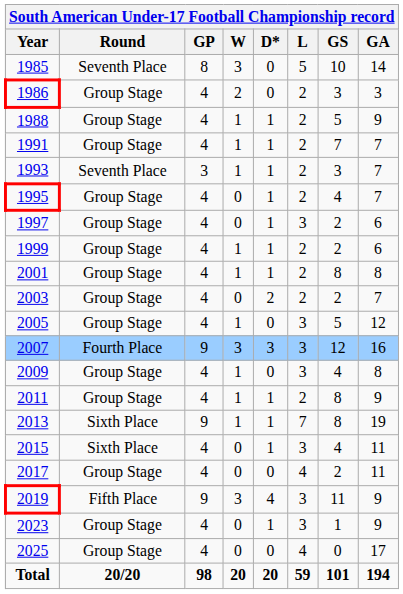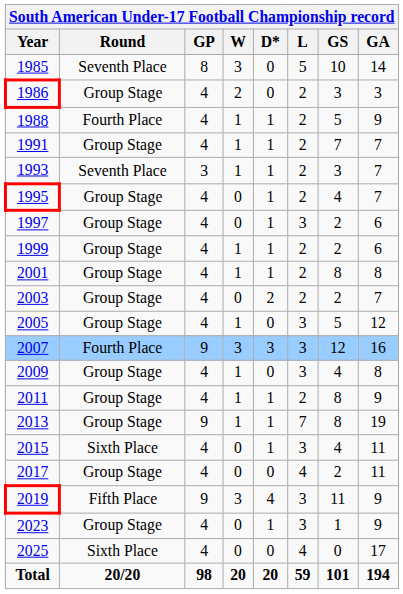(122, 119) Group Stage -> (122, 119) Fourth Place
(122, 422) Sixth Place -> (122, 422) Group Stage
(122, 550) Group Stage -> (122, 550) Sixth Place
